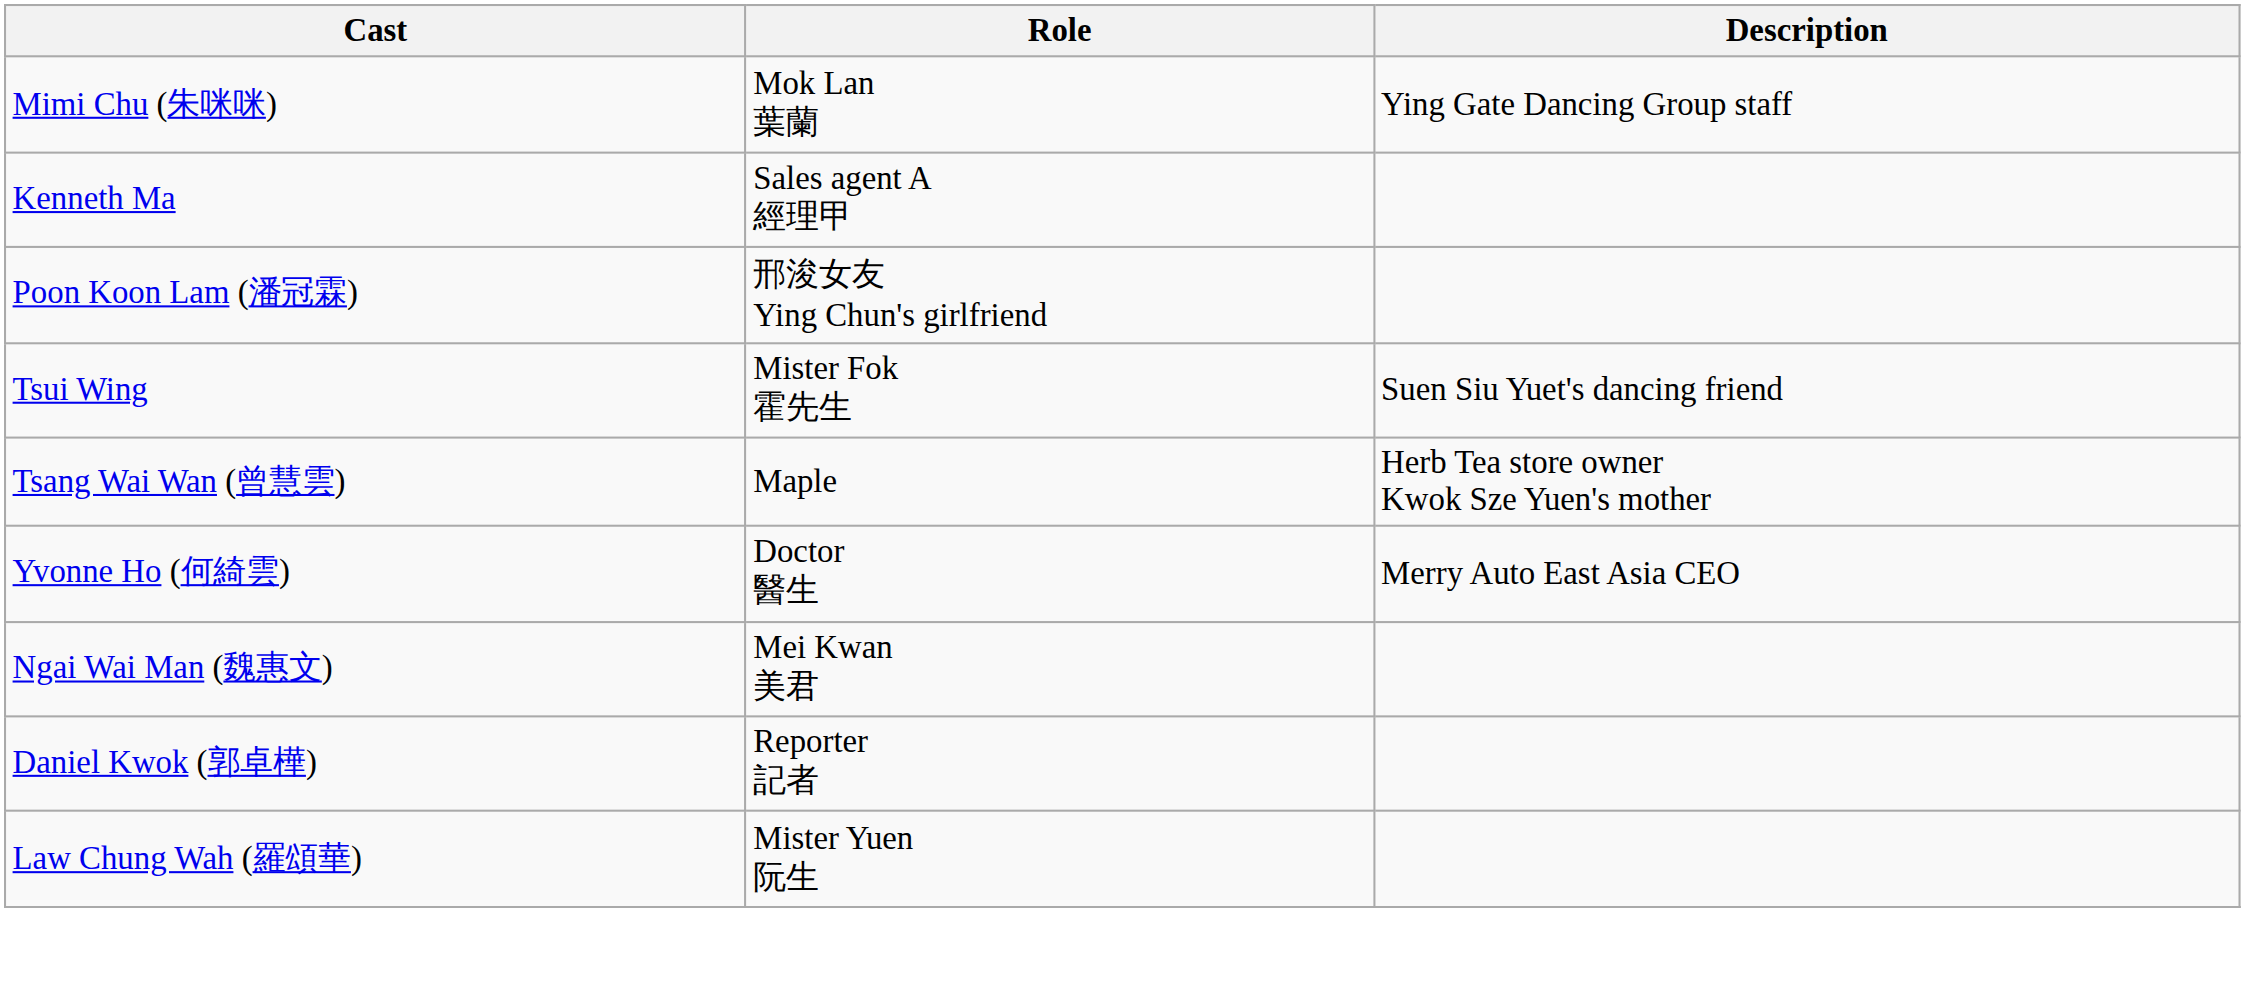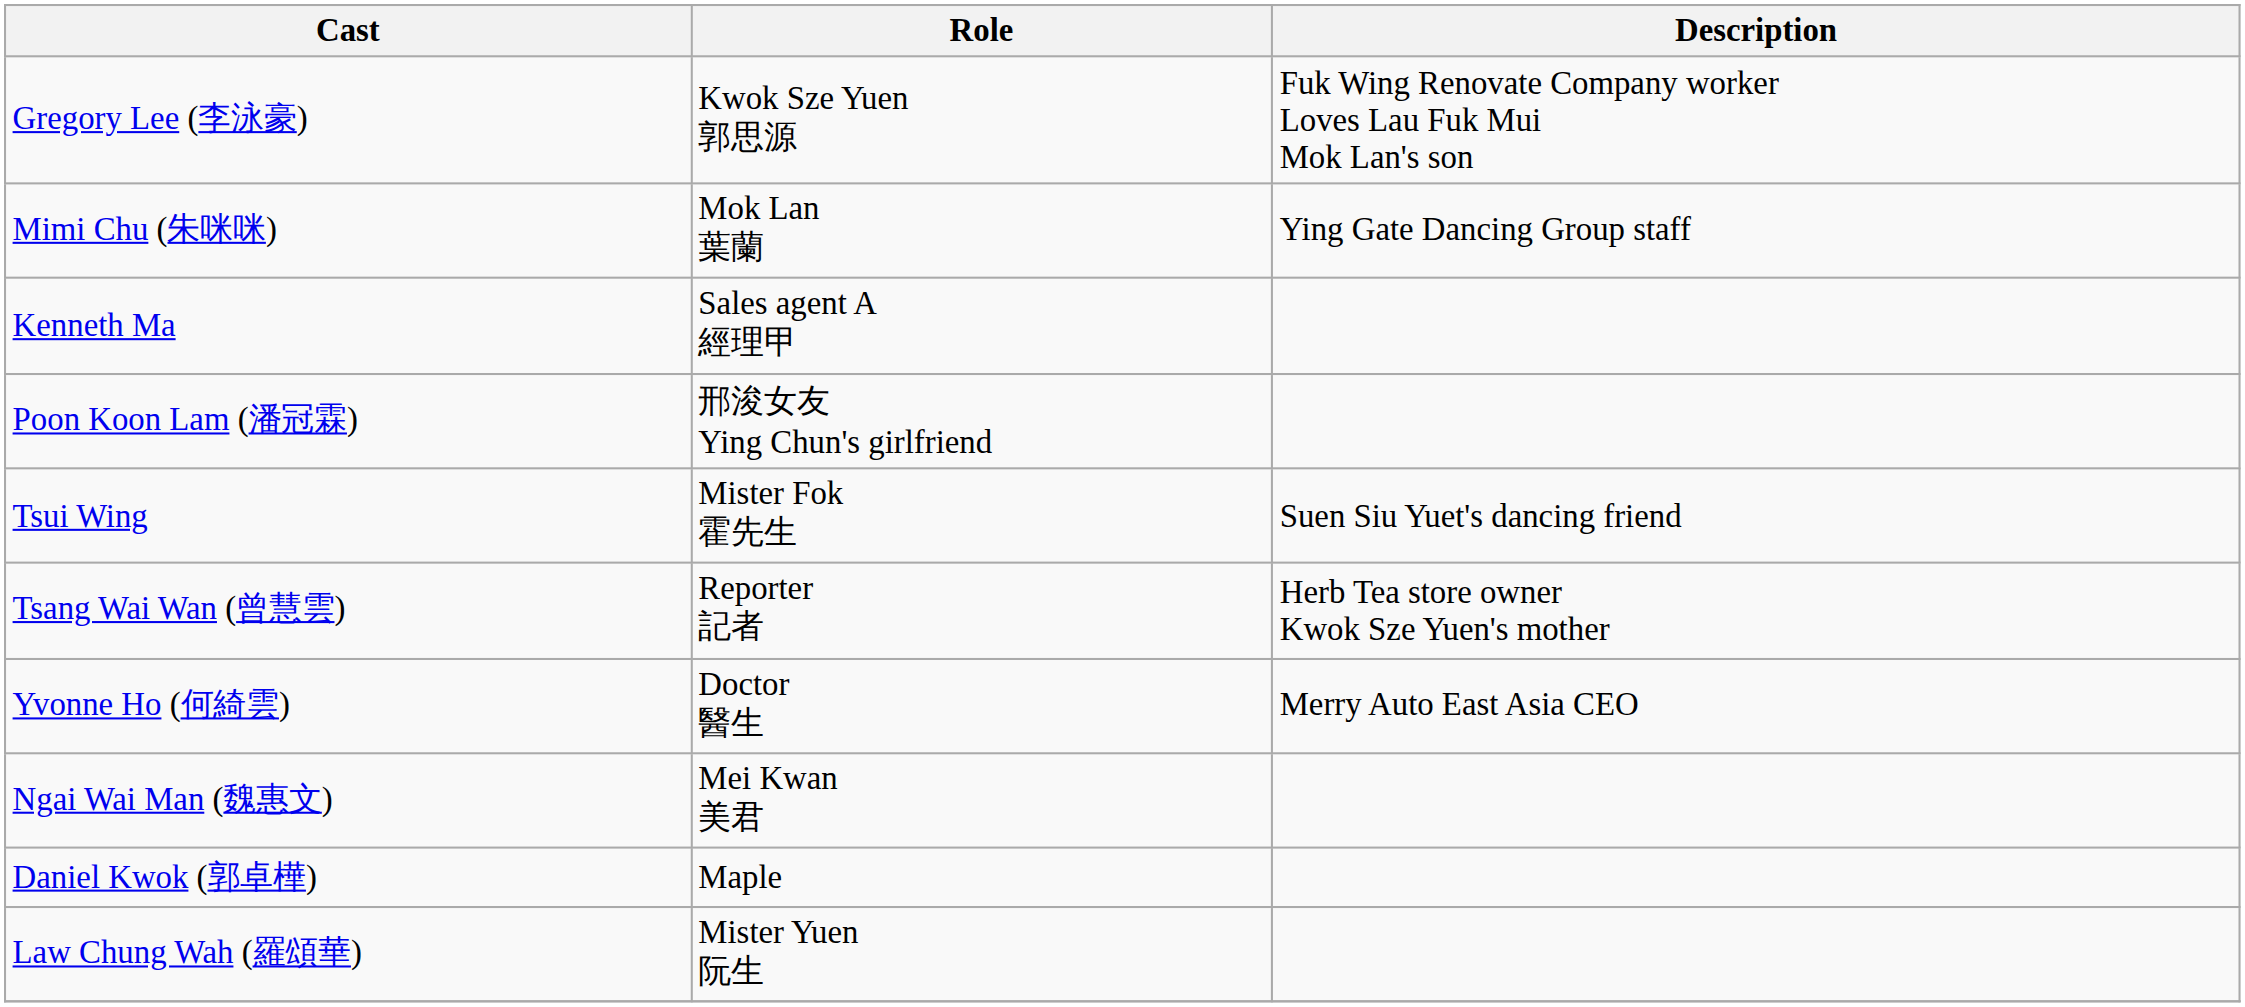+ row: (160, 118)
(795, 481) Maple -> (756, 608) Reporter 記者
(811, 761) Reporter 記者 -> (740, 876) Maple
